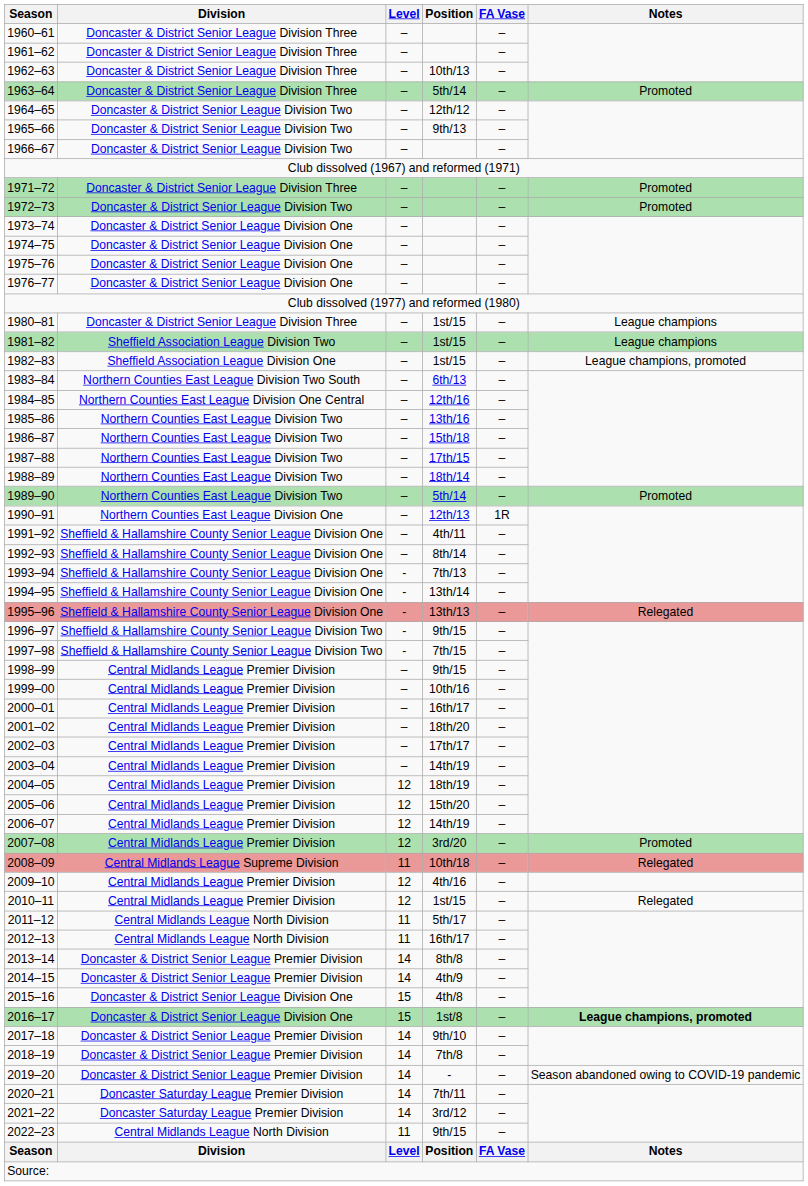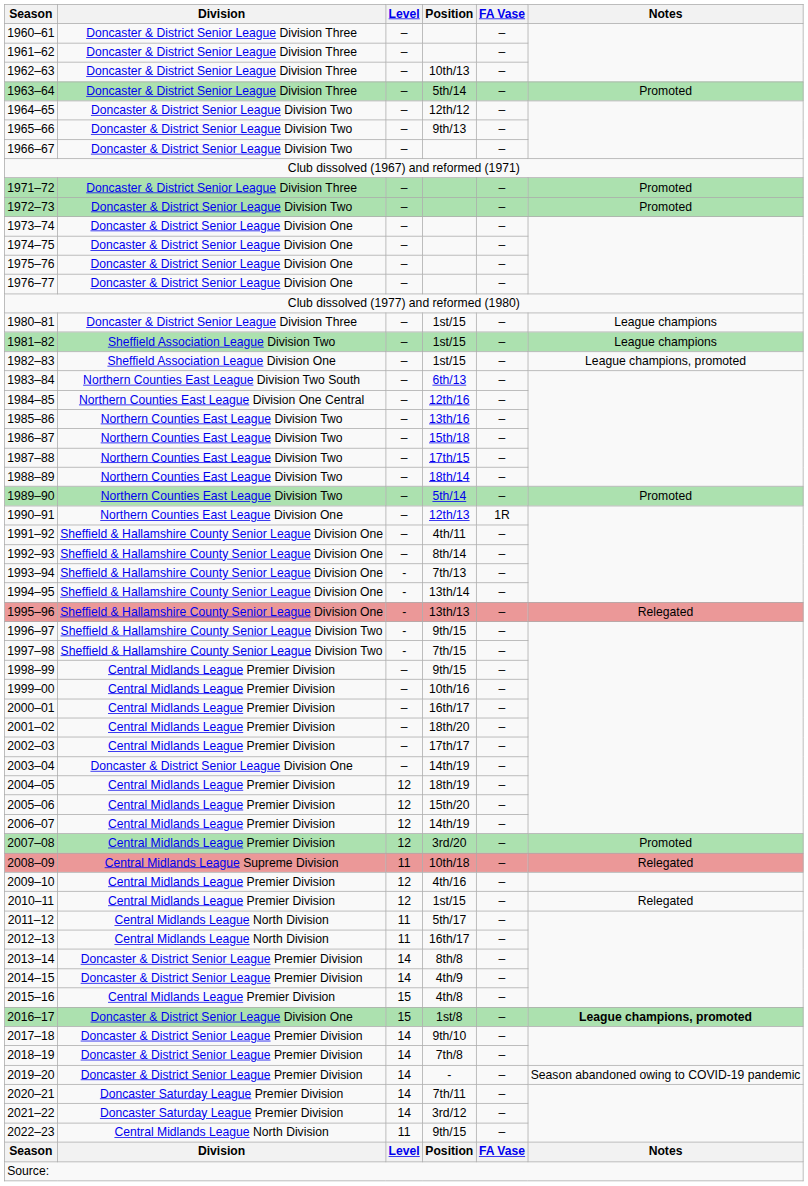(222, 766) Central Midlands League Premier Division -> (222, 766) Doncaster & District Senior League Division One
(222, 997) Doncaster & District Senior League Division One -> (222, 997) Central Midlands League Premier Division
